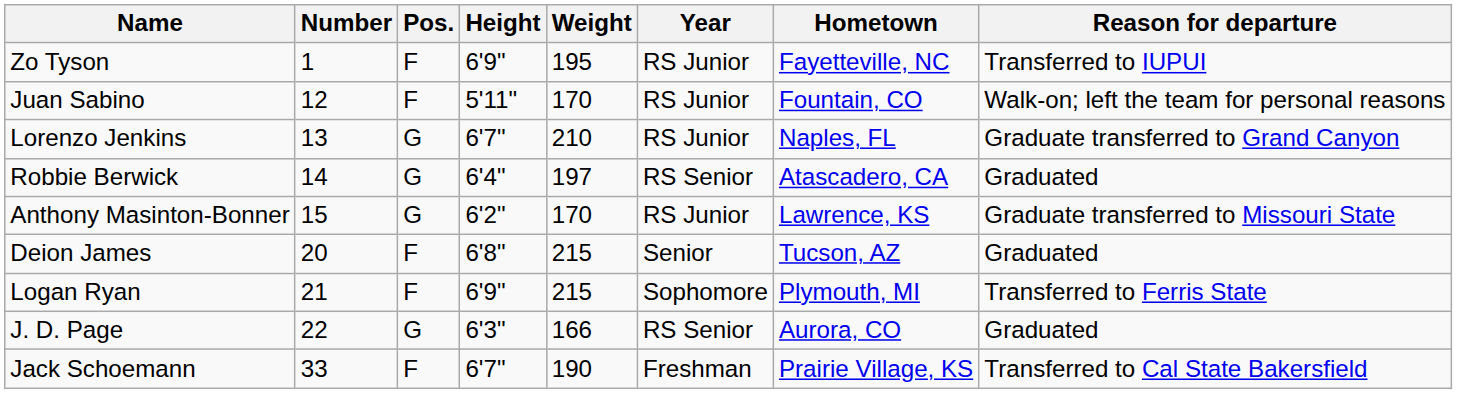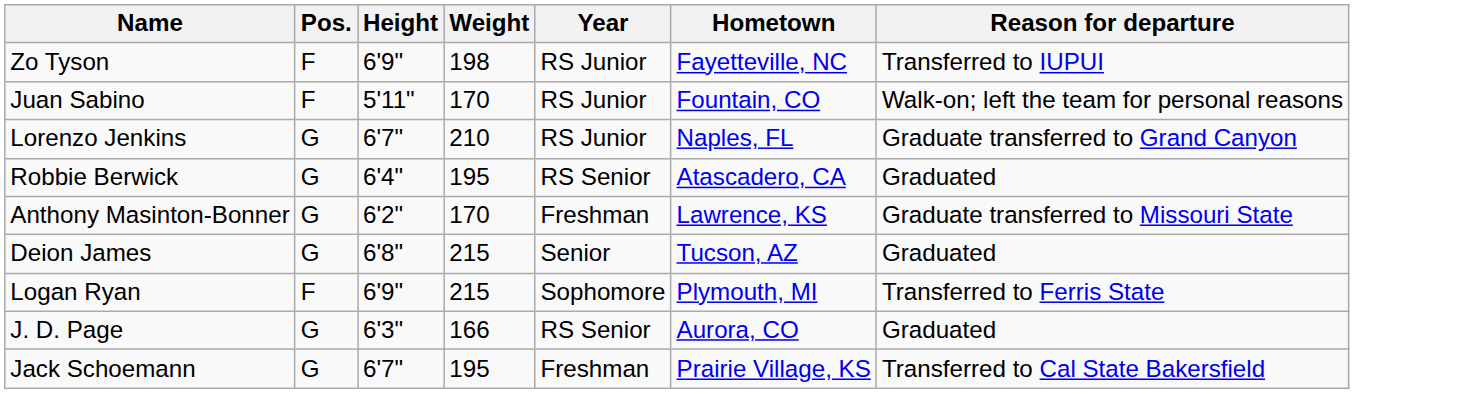- column: (346, 23)
(572, 61) 195 -> (469, 61) 198
(572, 176) 197 -> (469, 176) 195
(696, 215) RS Junior -> (595, 215) Freshman
(411, 253) F -> (310, 253) G
(411, 368) F -> (310, 368) G
(572, 368) 190 -> (469, 368) 195
